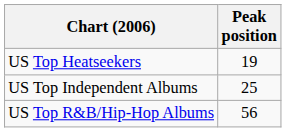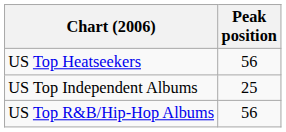(249, 61) 19 -> (249, 61) 56
